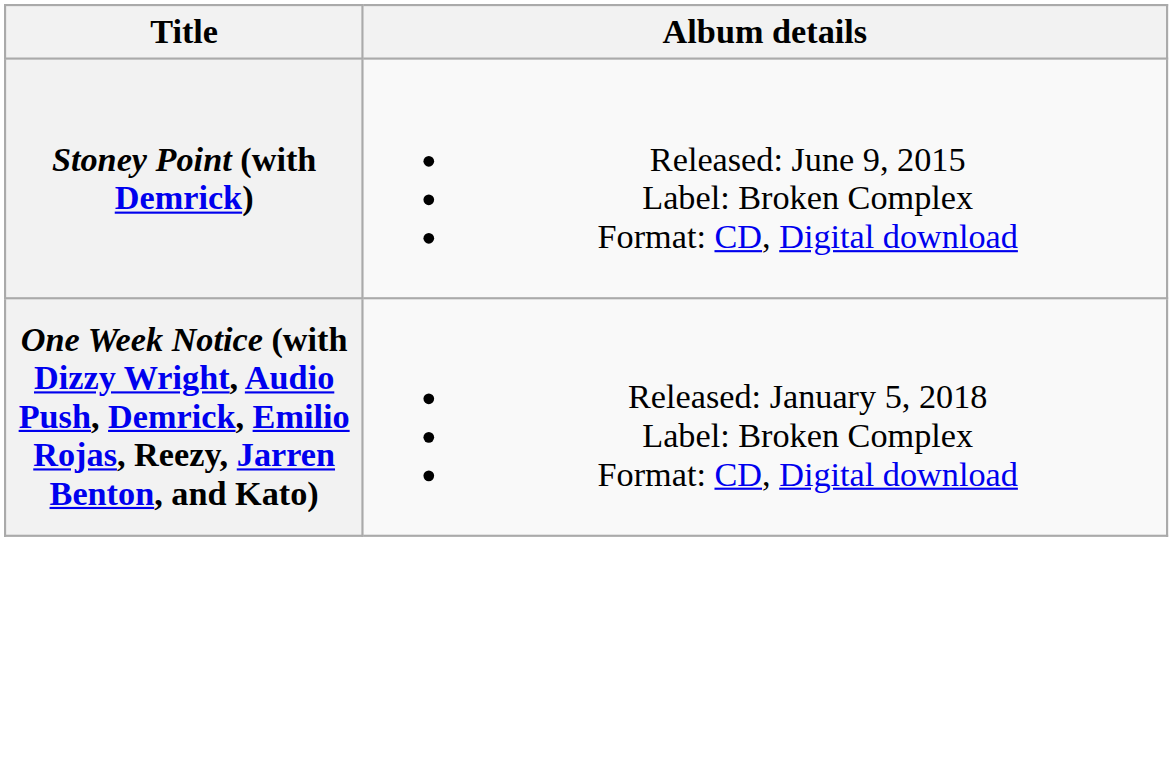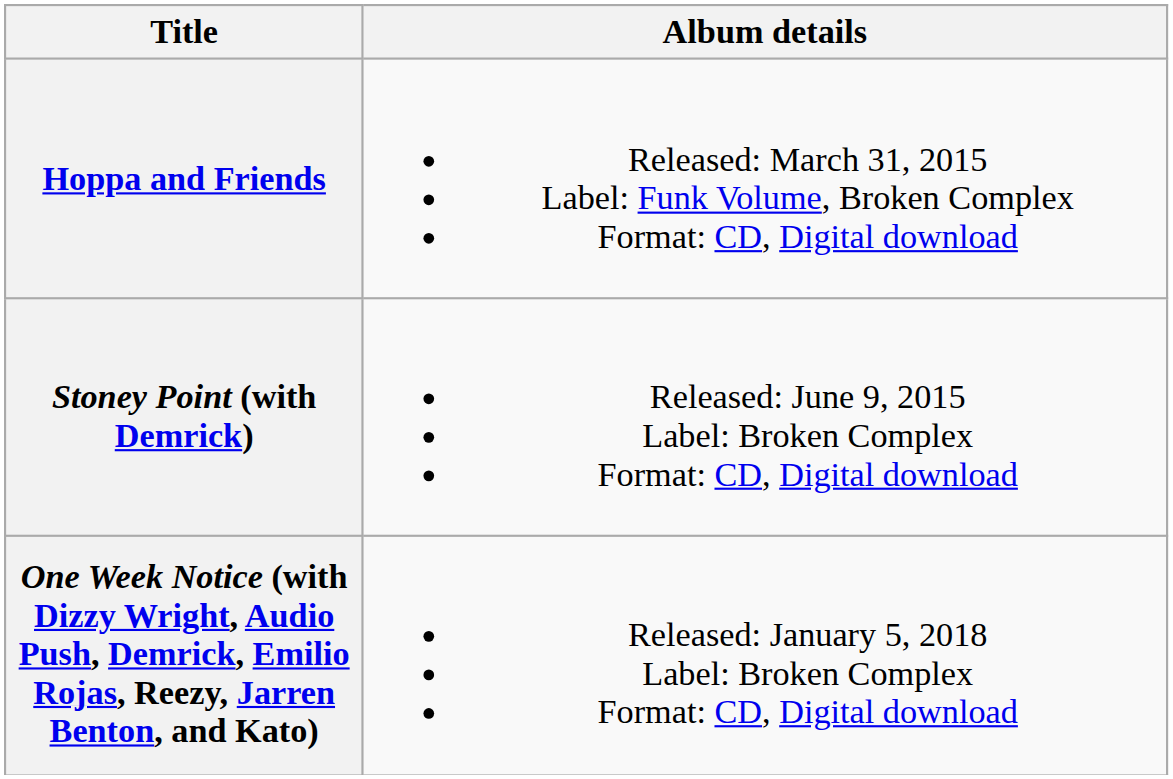+ row: (184, 177)
